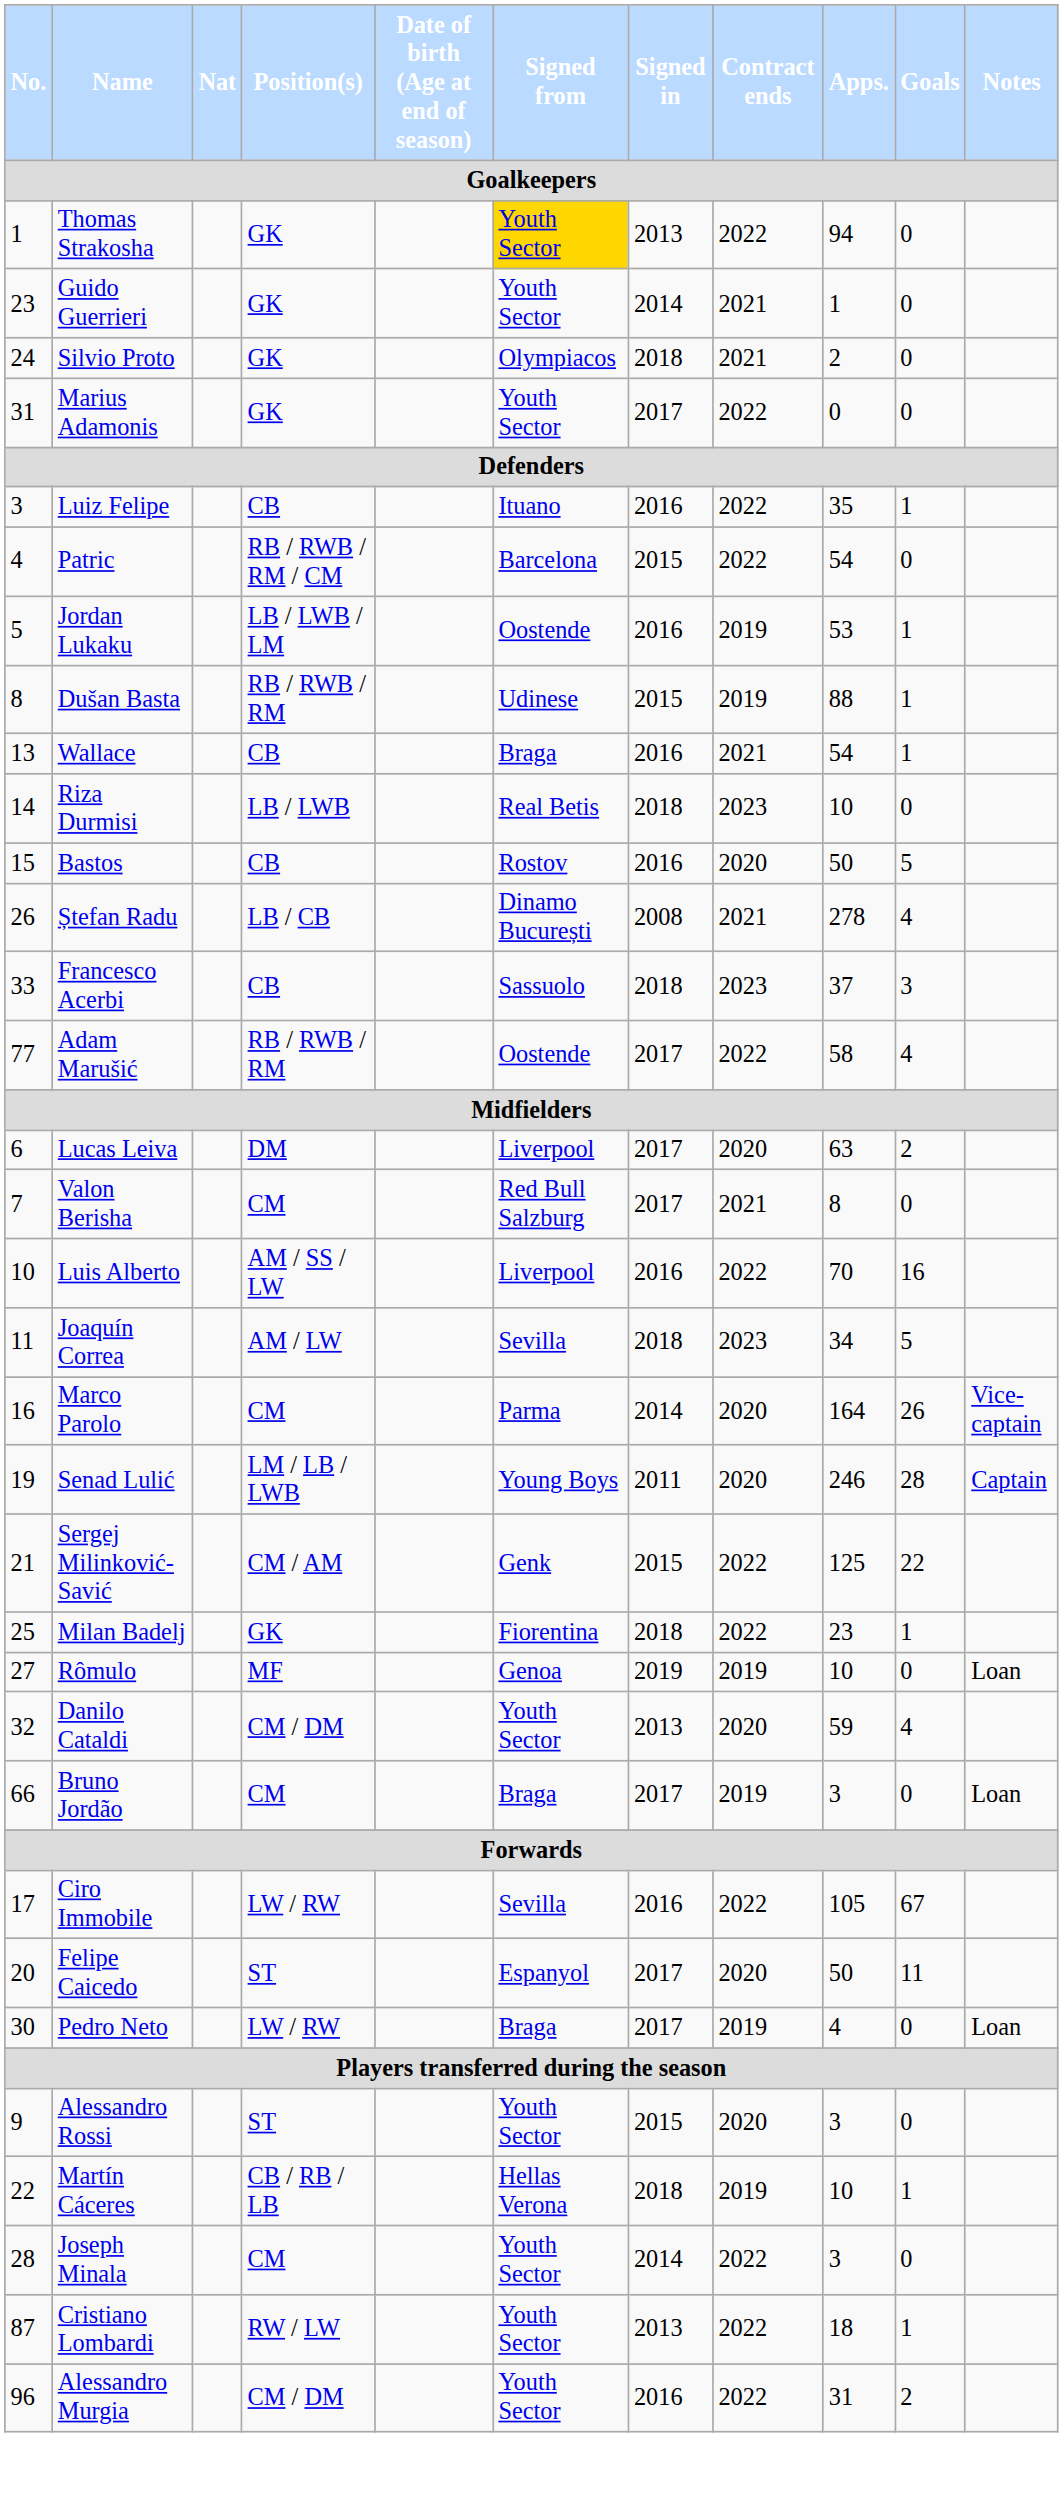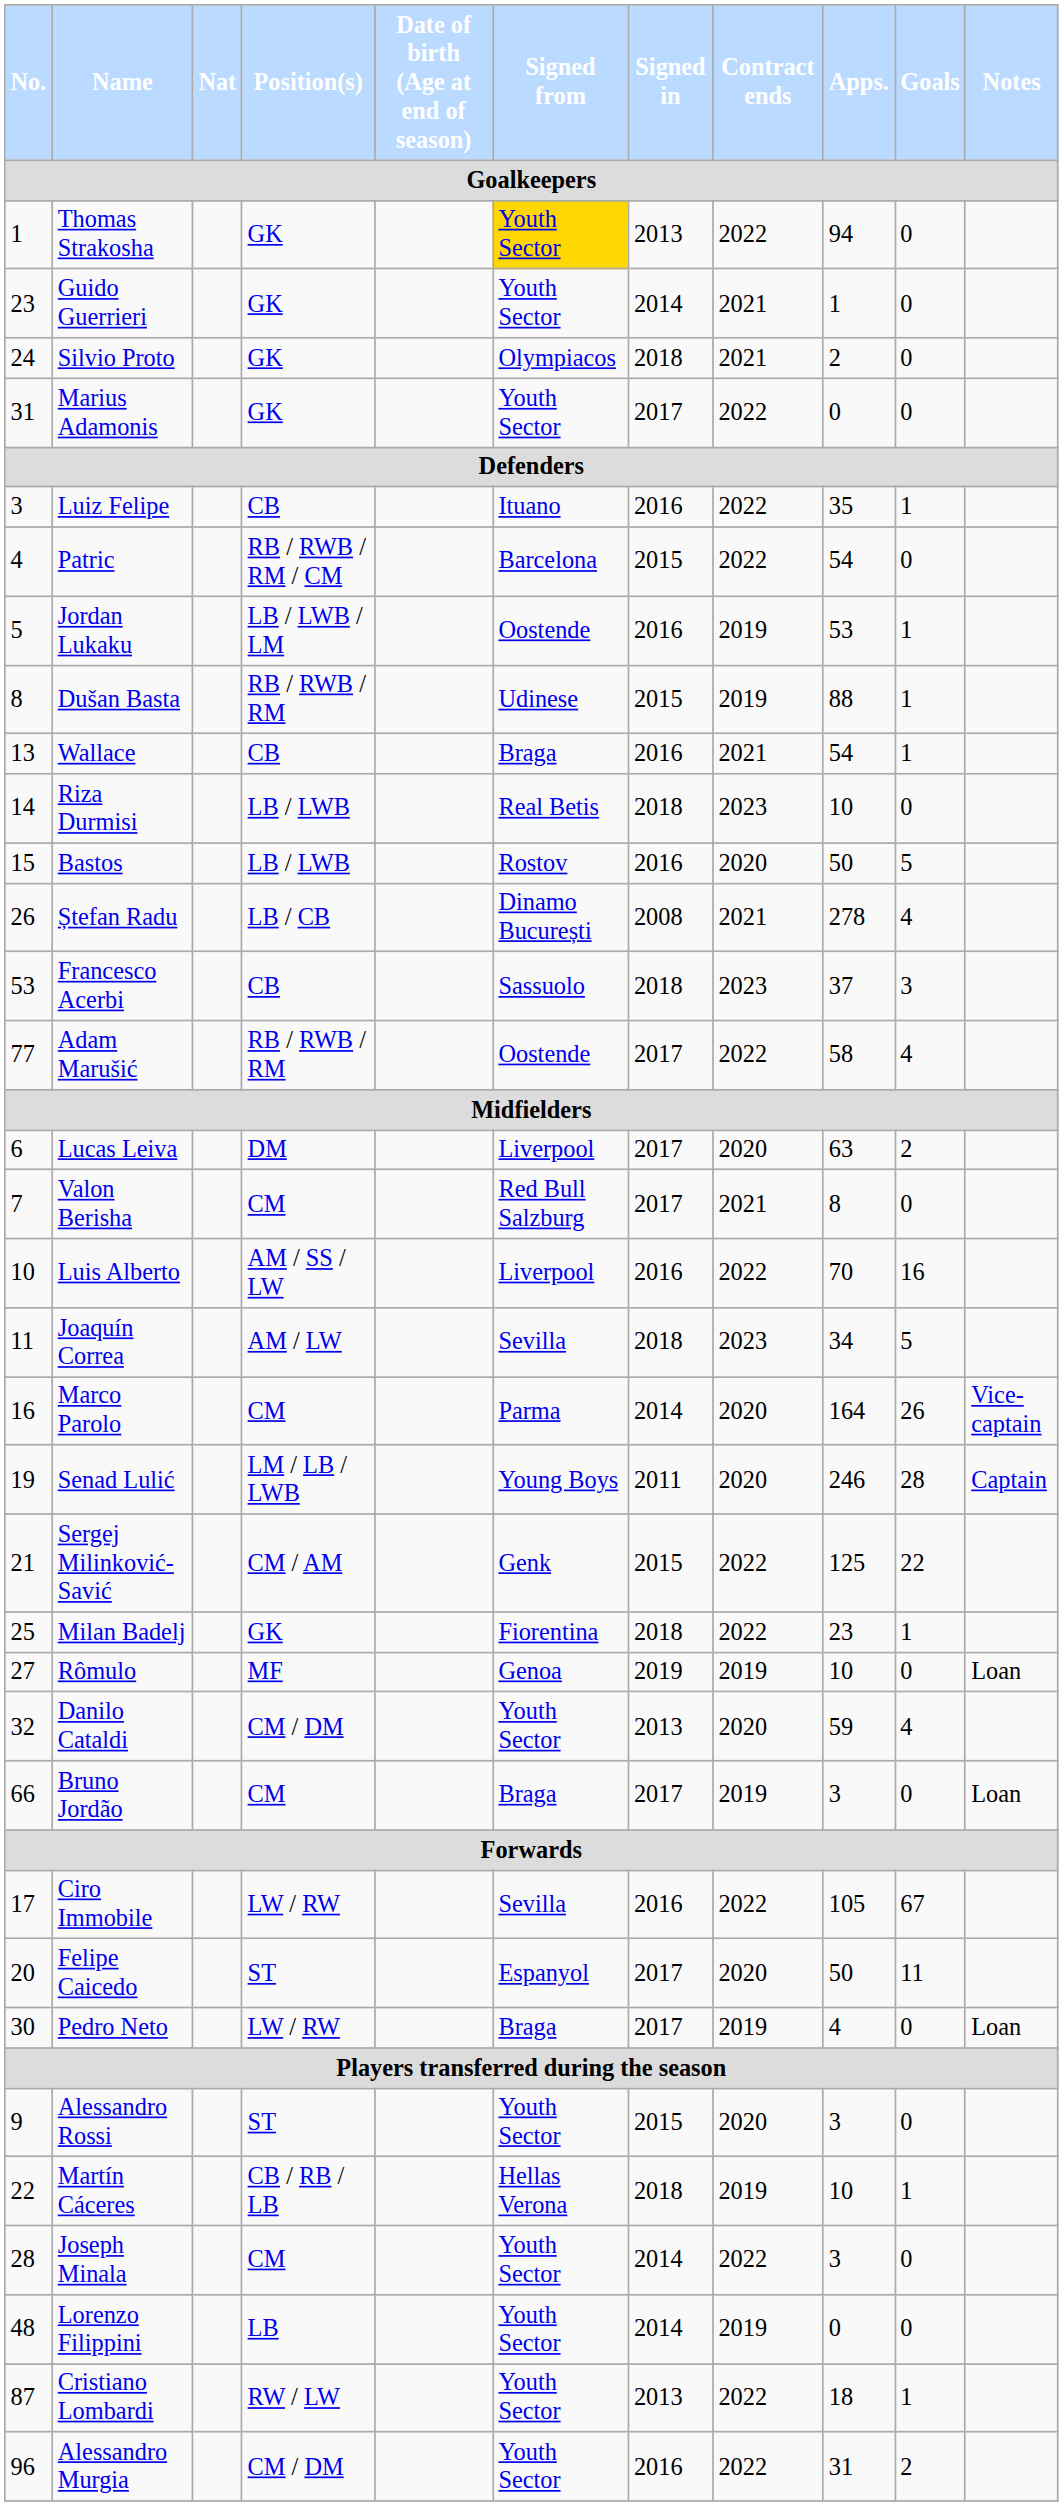(264, 862) CB -> (299, 862) LB / LWB
(23, 986) 33 -> (23, 986) 53
+ row: (100, 2328)
